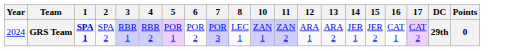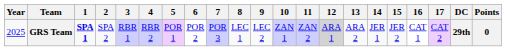+ column: (262, 11)
(16, 32) 2024 -> (16, 32) 2025
(310, 32) no background -> (331, 32) lightgrey background
